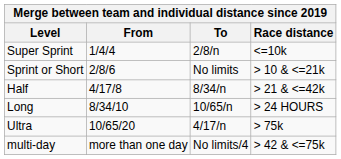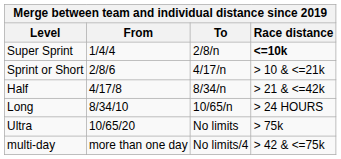(270, 51) normal -> (271, 51) bold
(216, 70) No limits -> (210, 70) 4/17/n
(210, 126) 4/17/n -> (216, 126) No limits
